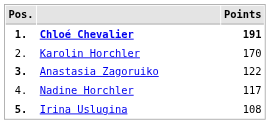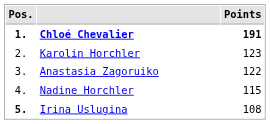(252, 53) 170 -> (252, 53) 123
(21, 72) bold -> (21, 72) normal
(252, 90) 117 -> (252, 90) 115
